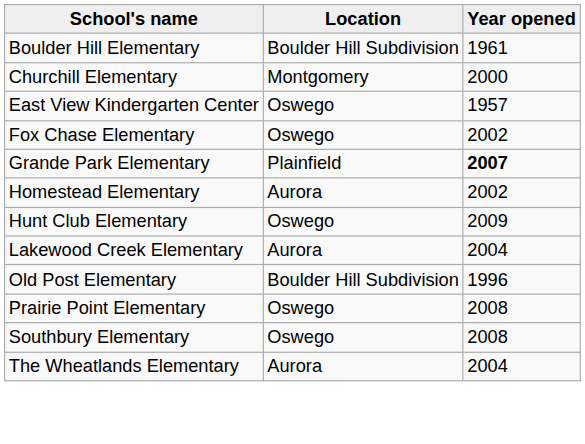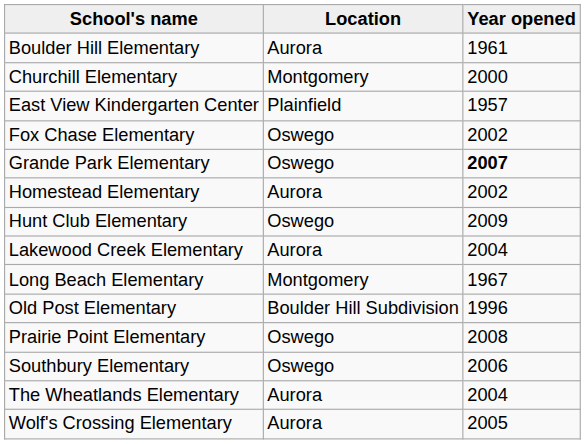(363, 47) Boulder Hill Subdivision -> (295, 47) Aurora
(301, 105) Oswego -> (304, 105) Plainfield
(304, 163) Plainfield -> (301, 163) Oswego
+ row: (106, 279)
(488, 337) 2008 -> (488, 366) 2006
+ row: (120, 423)
